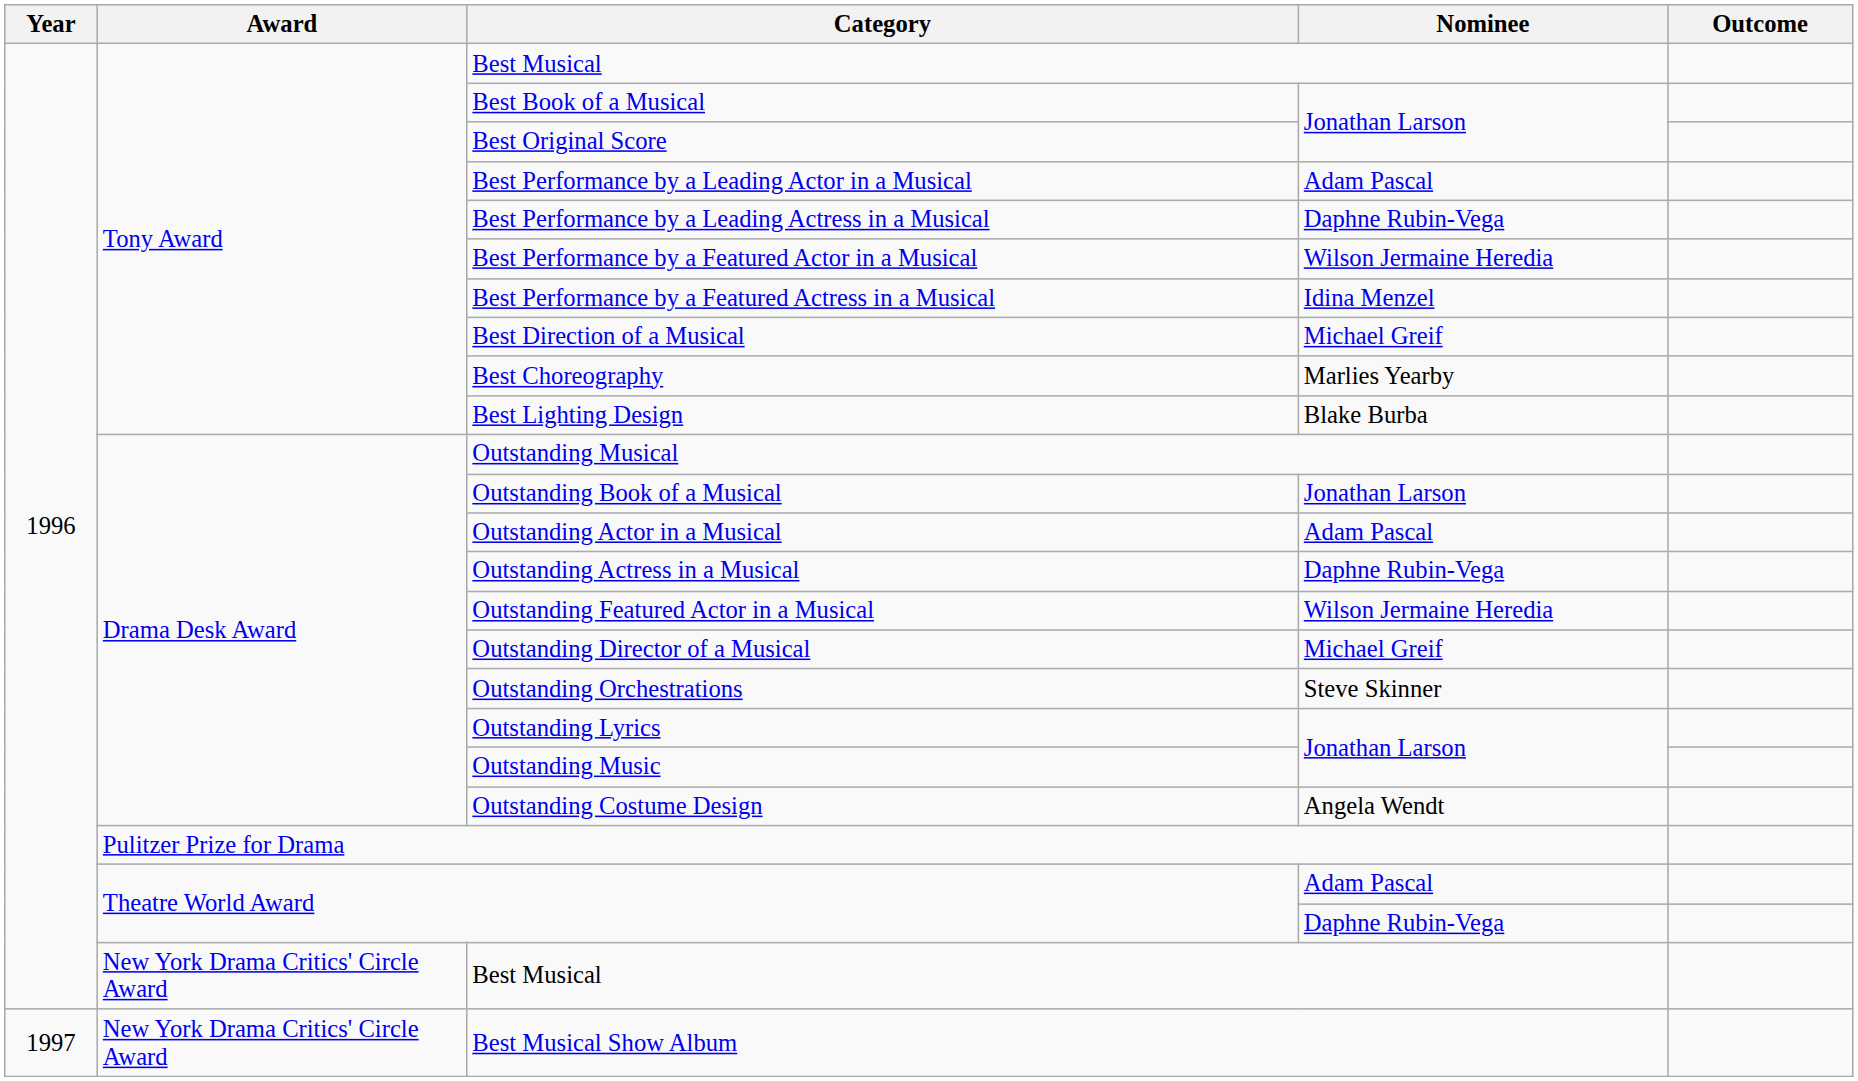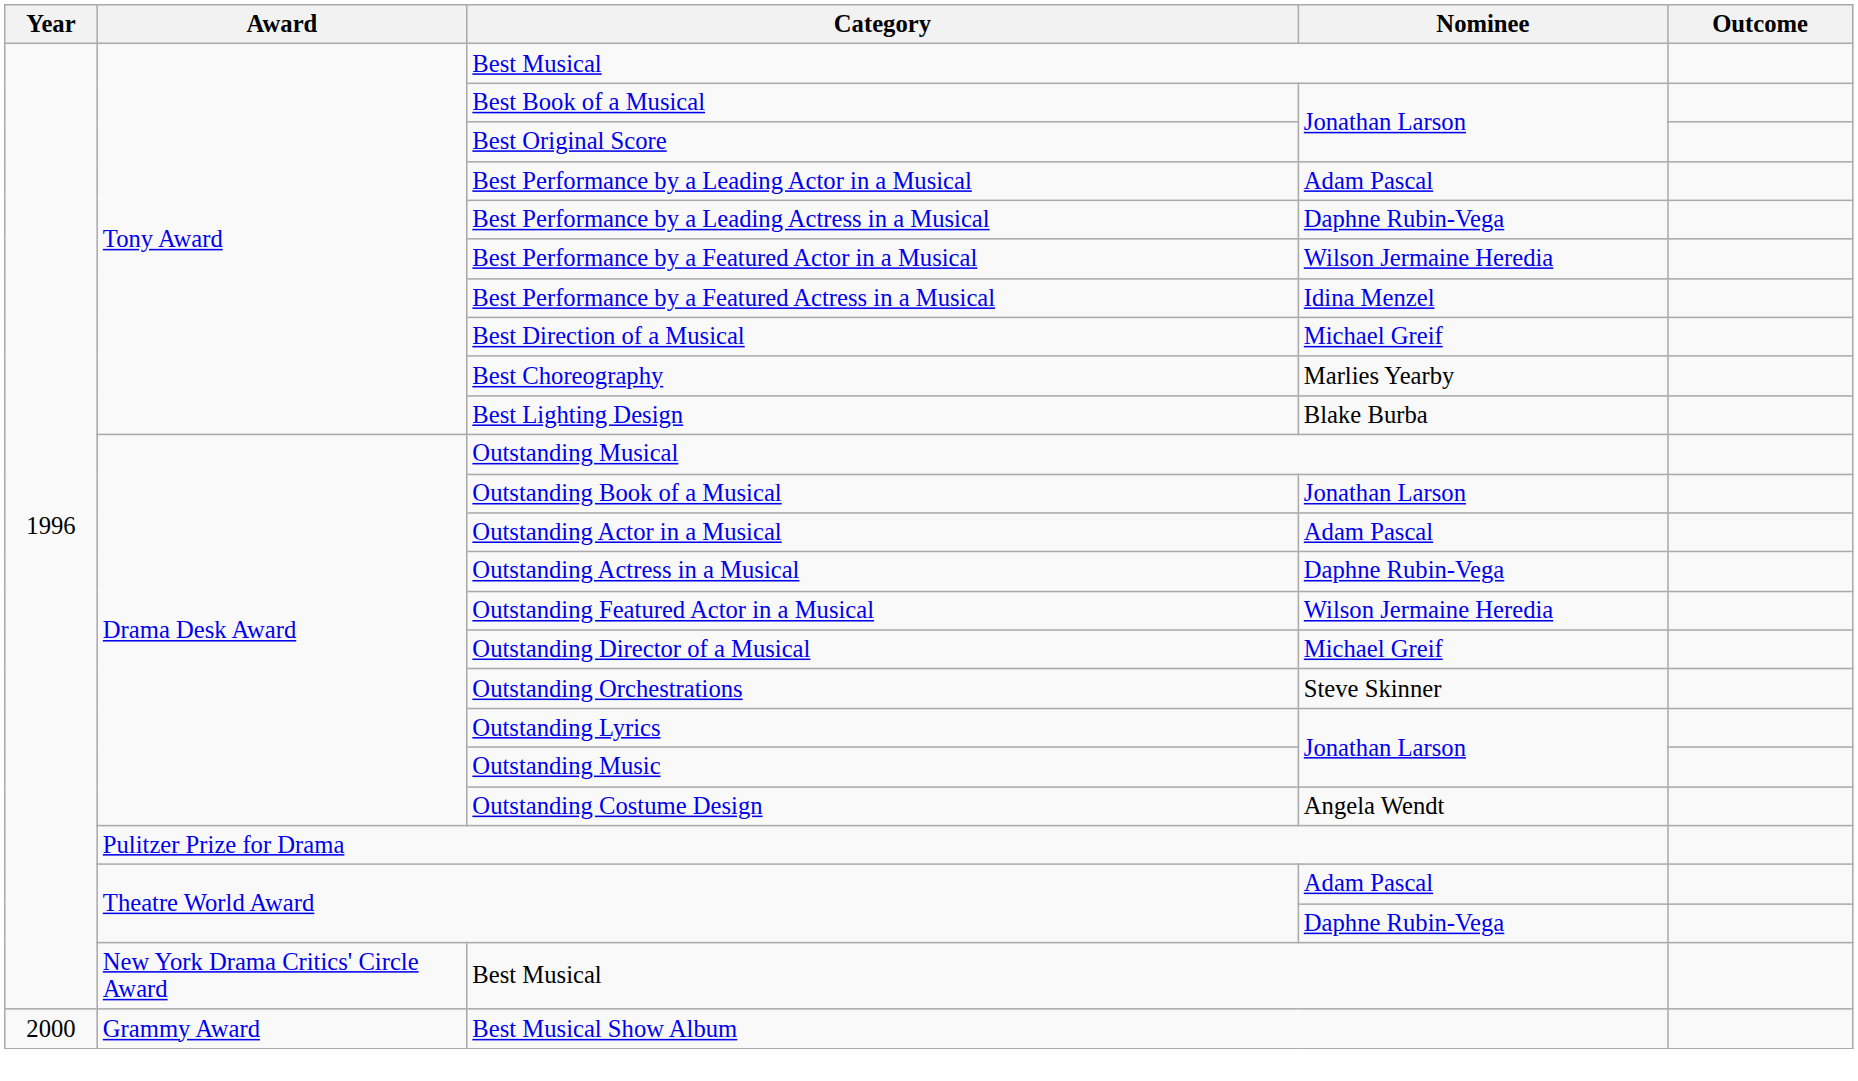(51, 1042) 1997 -> (51, 1028) 2000
(261, 1042) New York Drama Critics' Circle Award -> (181, 1028) Grammy Award
